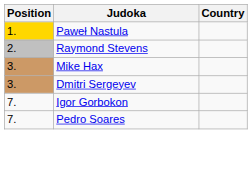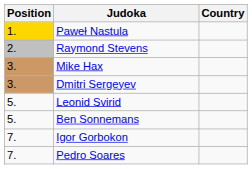+ row: (89, 102)
+ row: (98, 119)
